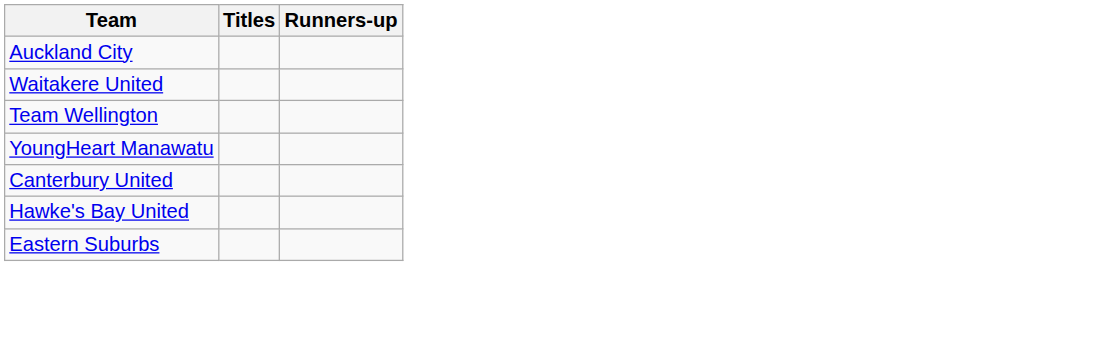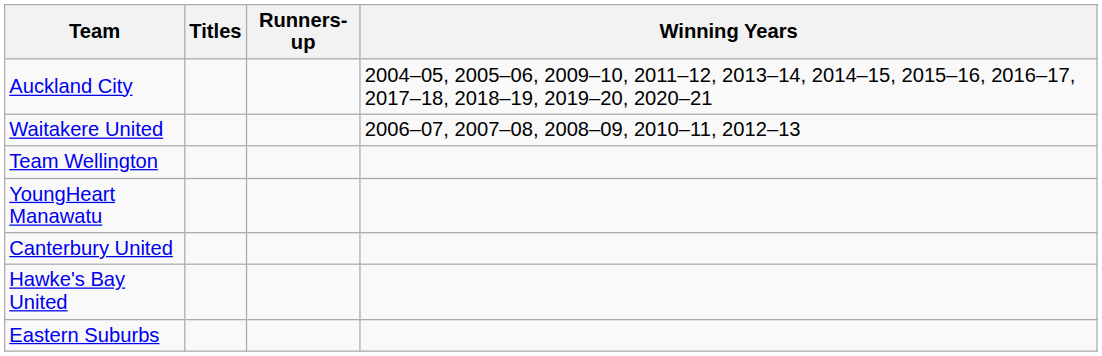+ column: (729, 31)
